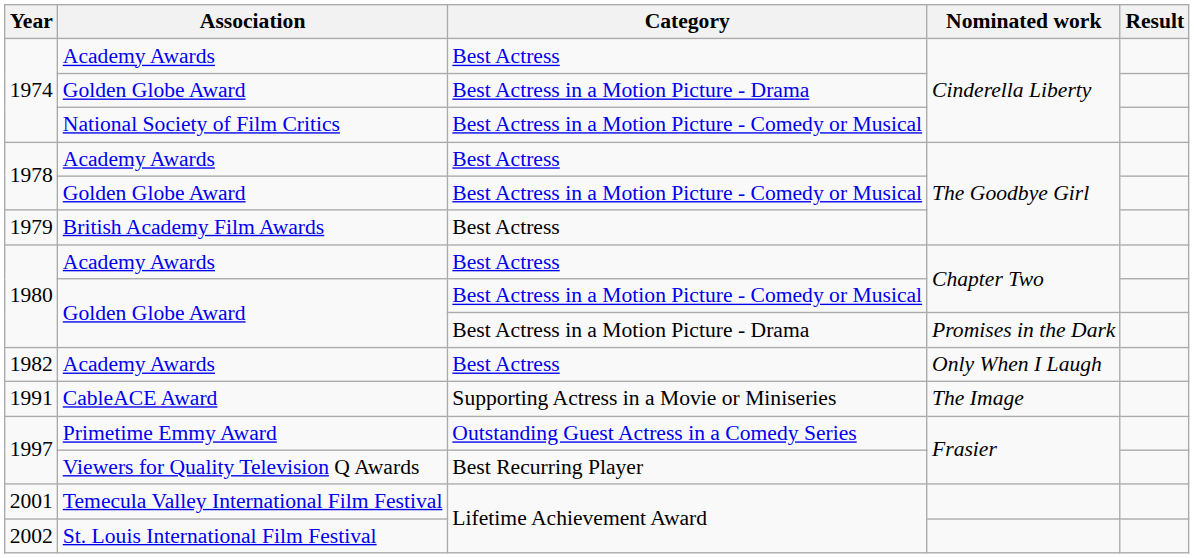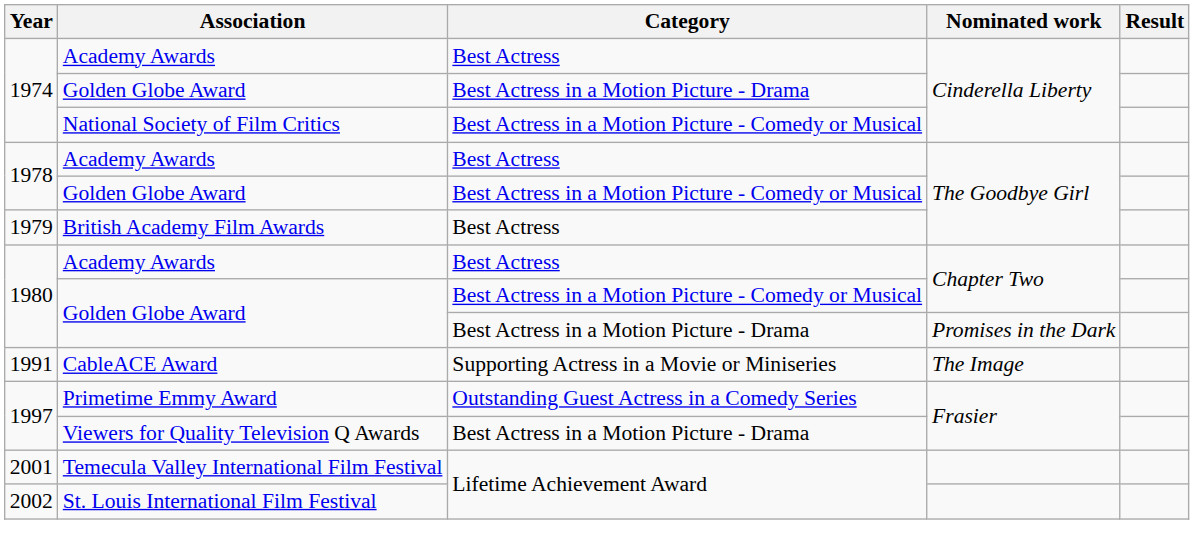- row: (31, 364)
(548, 466) Best Recurring Player -> (631, 432) Best Actress in a Motion Picture - Drama
